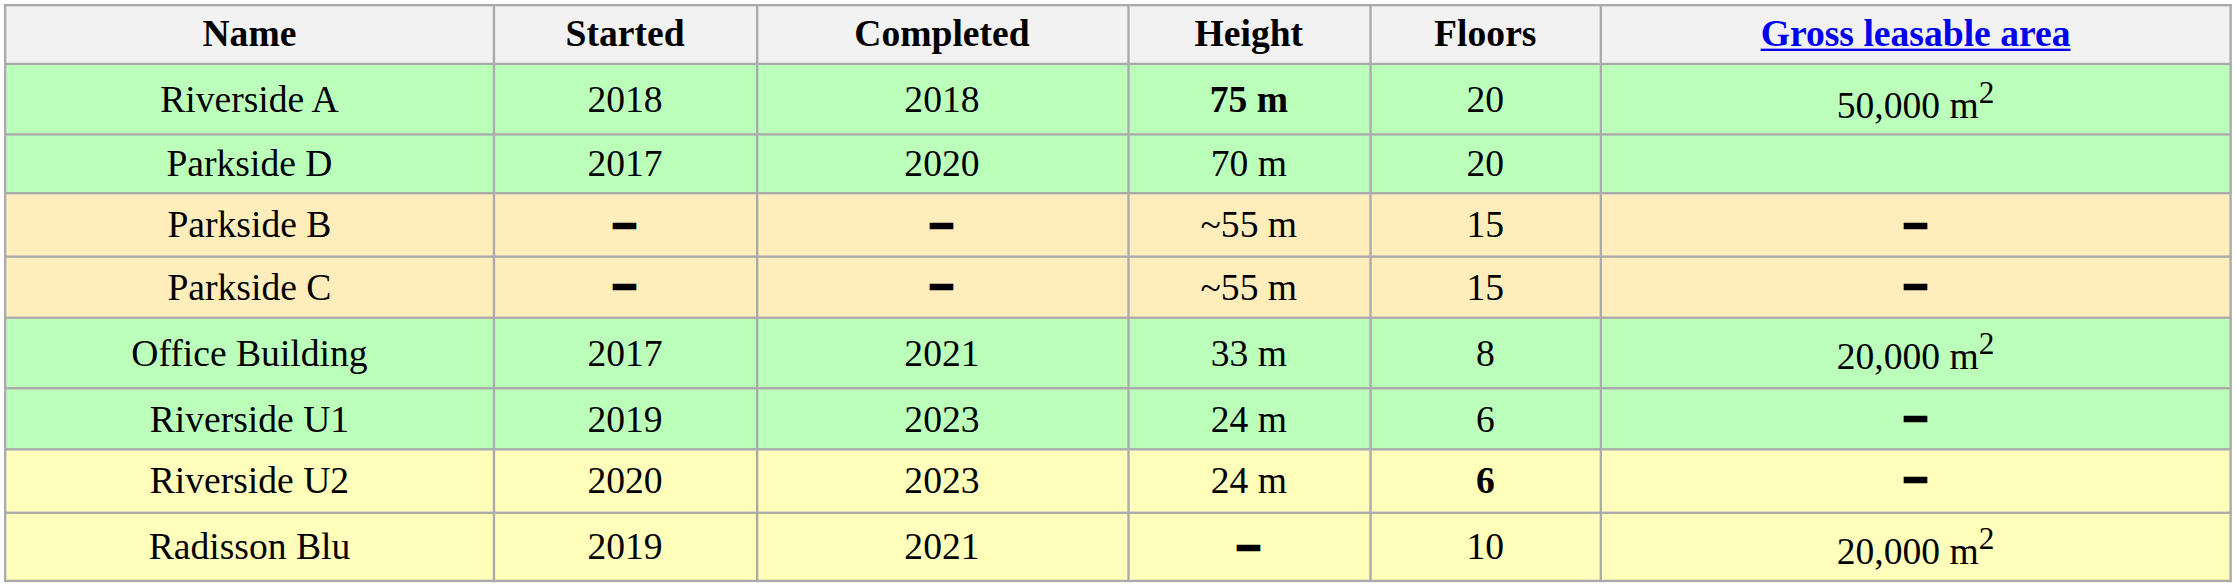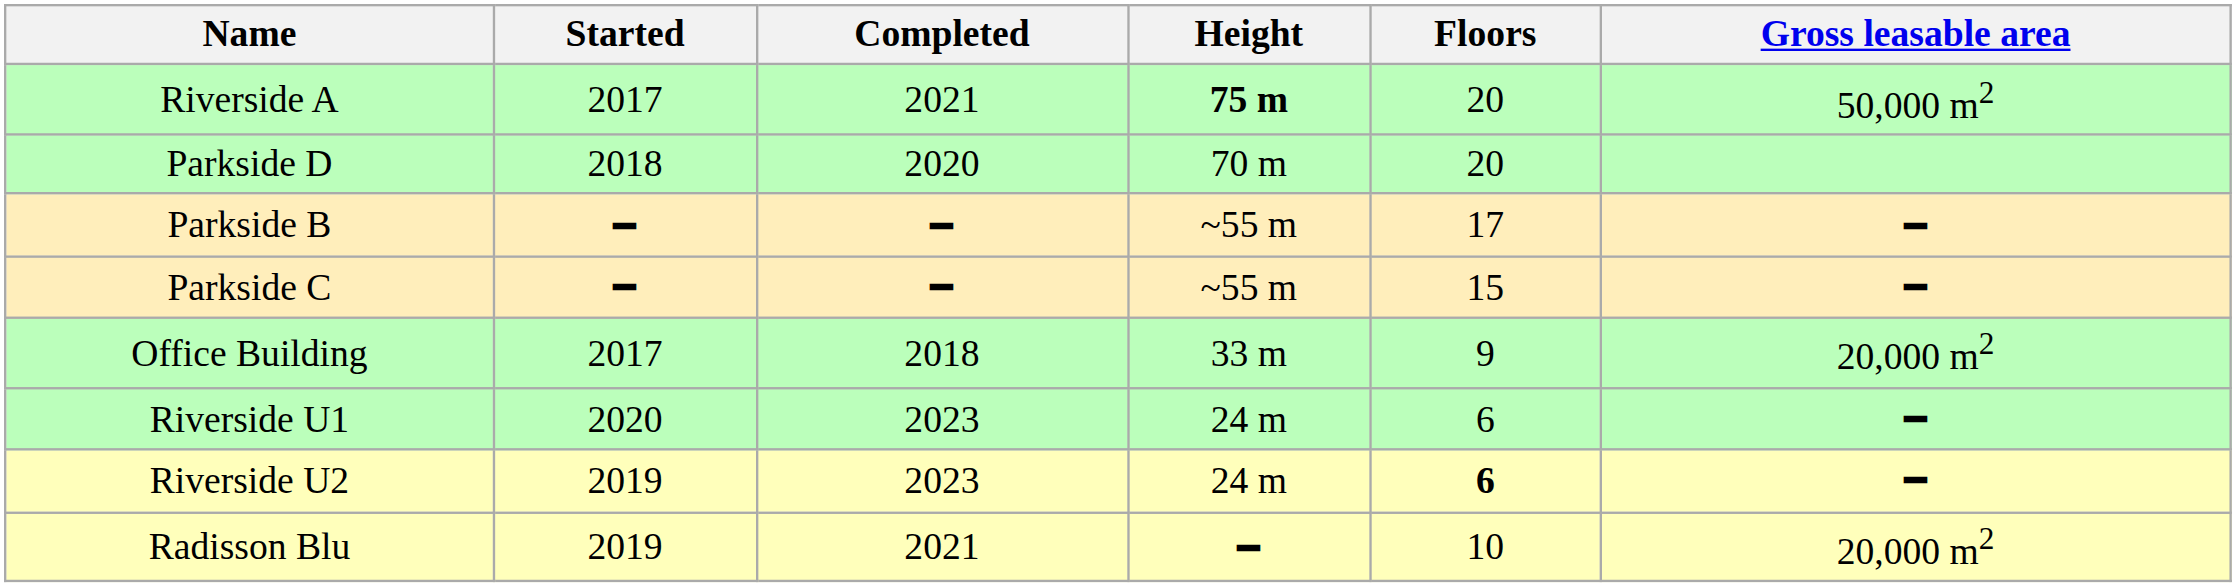(625, 99) 2018 -> (625, 99) 2017
(942, 99) 2018 -> (942, 99) 2021
(625, 163) 2017 -> (625, 163) 2018
(1485, 224) 15 -> (1485, 224) 17
(942, 352) 2021 -> (942, 352) 2018
(1485, 352) 8 -> (1485, 352) 9
(625, 418) 2019 -> (625, 418) 2020
(625, 480) 2020 -> (625, 480) 2019
